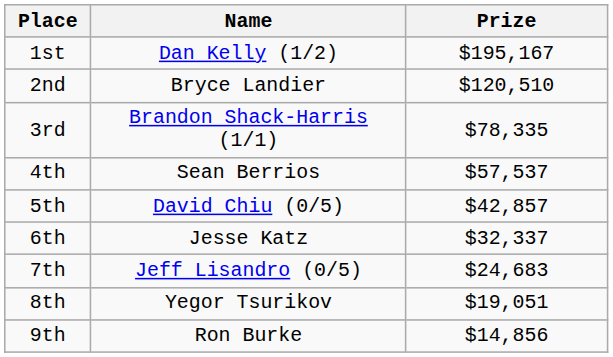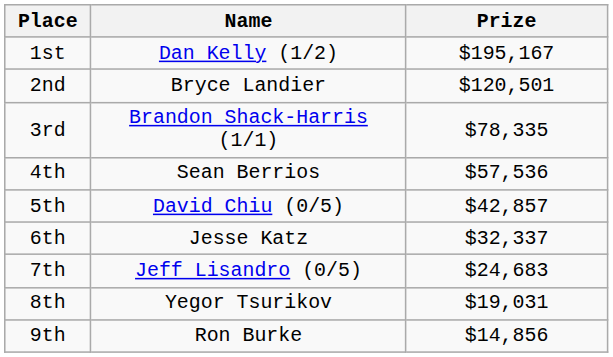(507, 86) $120,510 -> (507, 86) $120,501
(507, 174) $57,537 -> (507, 174) $57,536
(507, 303) $19,051 -> (507, 303) $19,031
